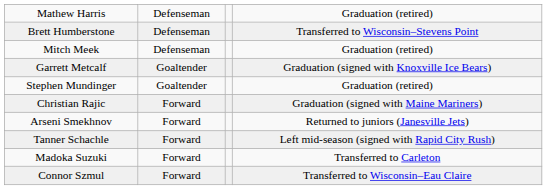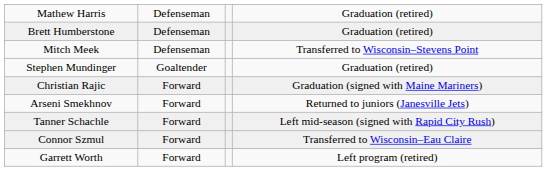(387, 31) Transferred to Wisconsin–Stevens Point -> (387, 31) Graduation (retired)
(387, 49) Graduation (retired) -> (387, 49) Transferred to Wisconsin–Stevens Point
- row: (71, 67)
- row: (71, 157)
+ row: (71, 157)
